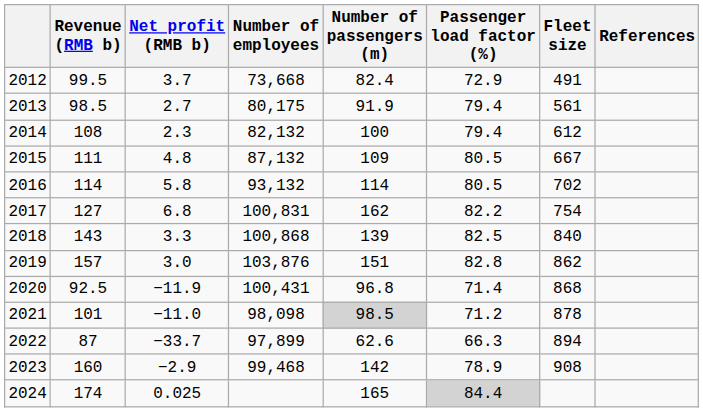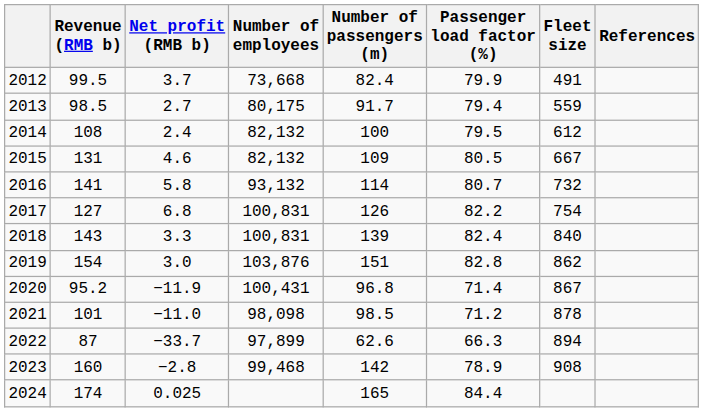(483, 81) 72.9 -> (483, 81) 79.9
(375, 107) 91.9 -> (375, 107) 91.7
(568, 107) 561 -> (568, 107) 559
(177, 133) 2.3 -> (177, 133) 2.4
(483, 133) 79.4 -> (483, 133) 79.5
(88, 159) 111 -> (88, 159) 131
(177, 159) 4.8 -> (177, 159) 4.6
(276, 159) 87,132 -> (276, 159) 82,132
(88, 185) 114 -> (88, 185) 141
(483, 185) 80.5 -> (483, 185) 80.7
(568, 185) 702 -> (568, 185) 732
(375, 211) 162 -> (375, 211) 126
(276, 237) 100,868 -> (276, 237) 100,831
(483, 237) 82.5 -> (483, 237) 82.4
(88, 263) 157 -> (88, 263) 154
(88, 289) 92.5 -> (88, 289) 95.2
(568, 289) 868 -> (568, 289) 867
(375, 315) lightgrey background -> (375, 315) no background
(177, 367) −2.9 -> (177, 367) −2.8
(483, 393) lightgrey background -> (483, 393) no background
